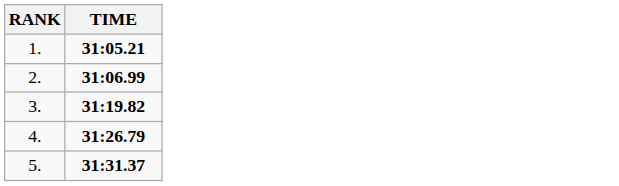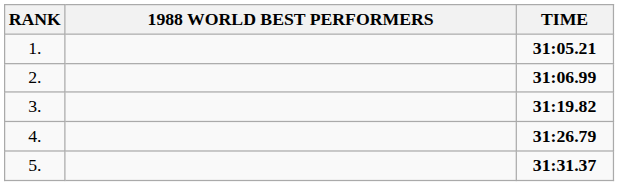+ column: (291, 19)
